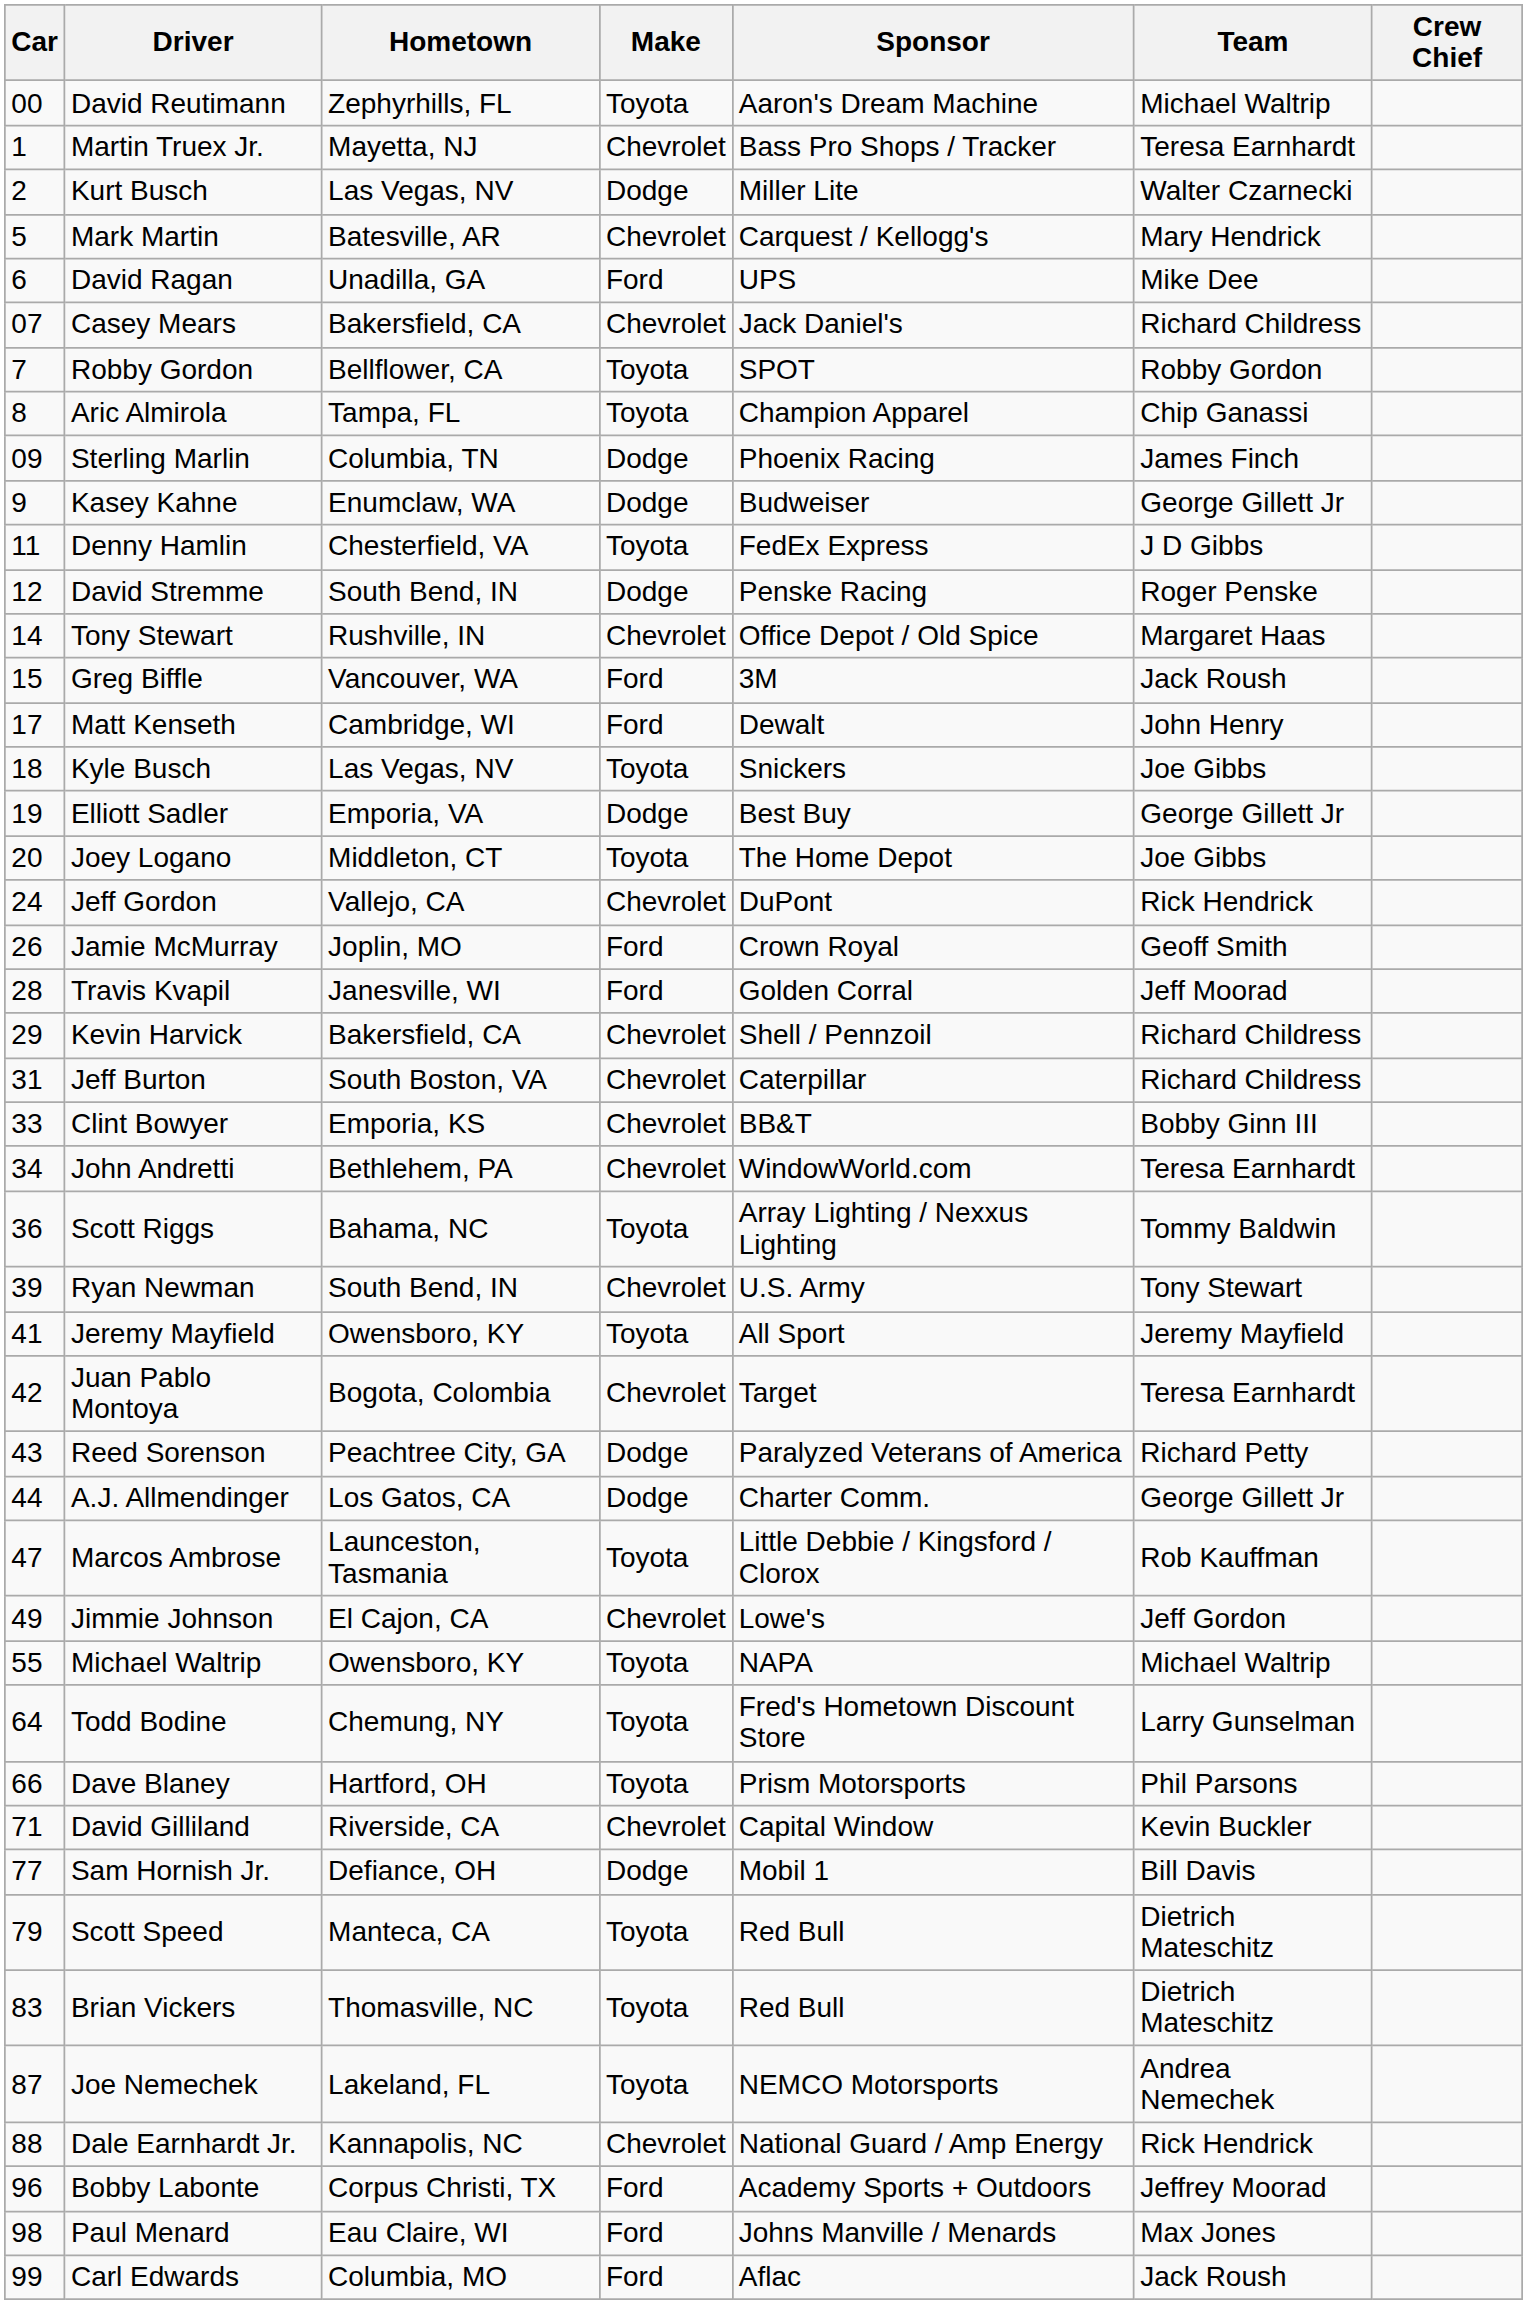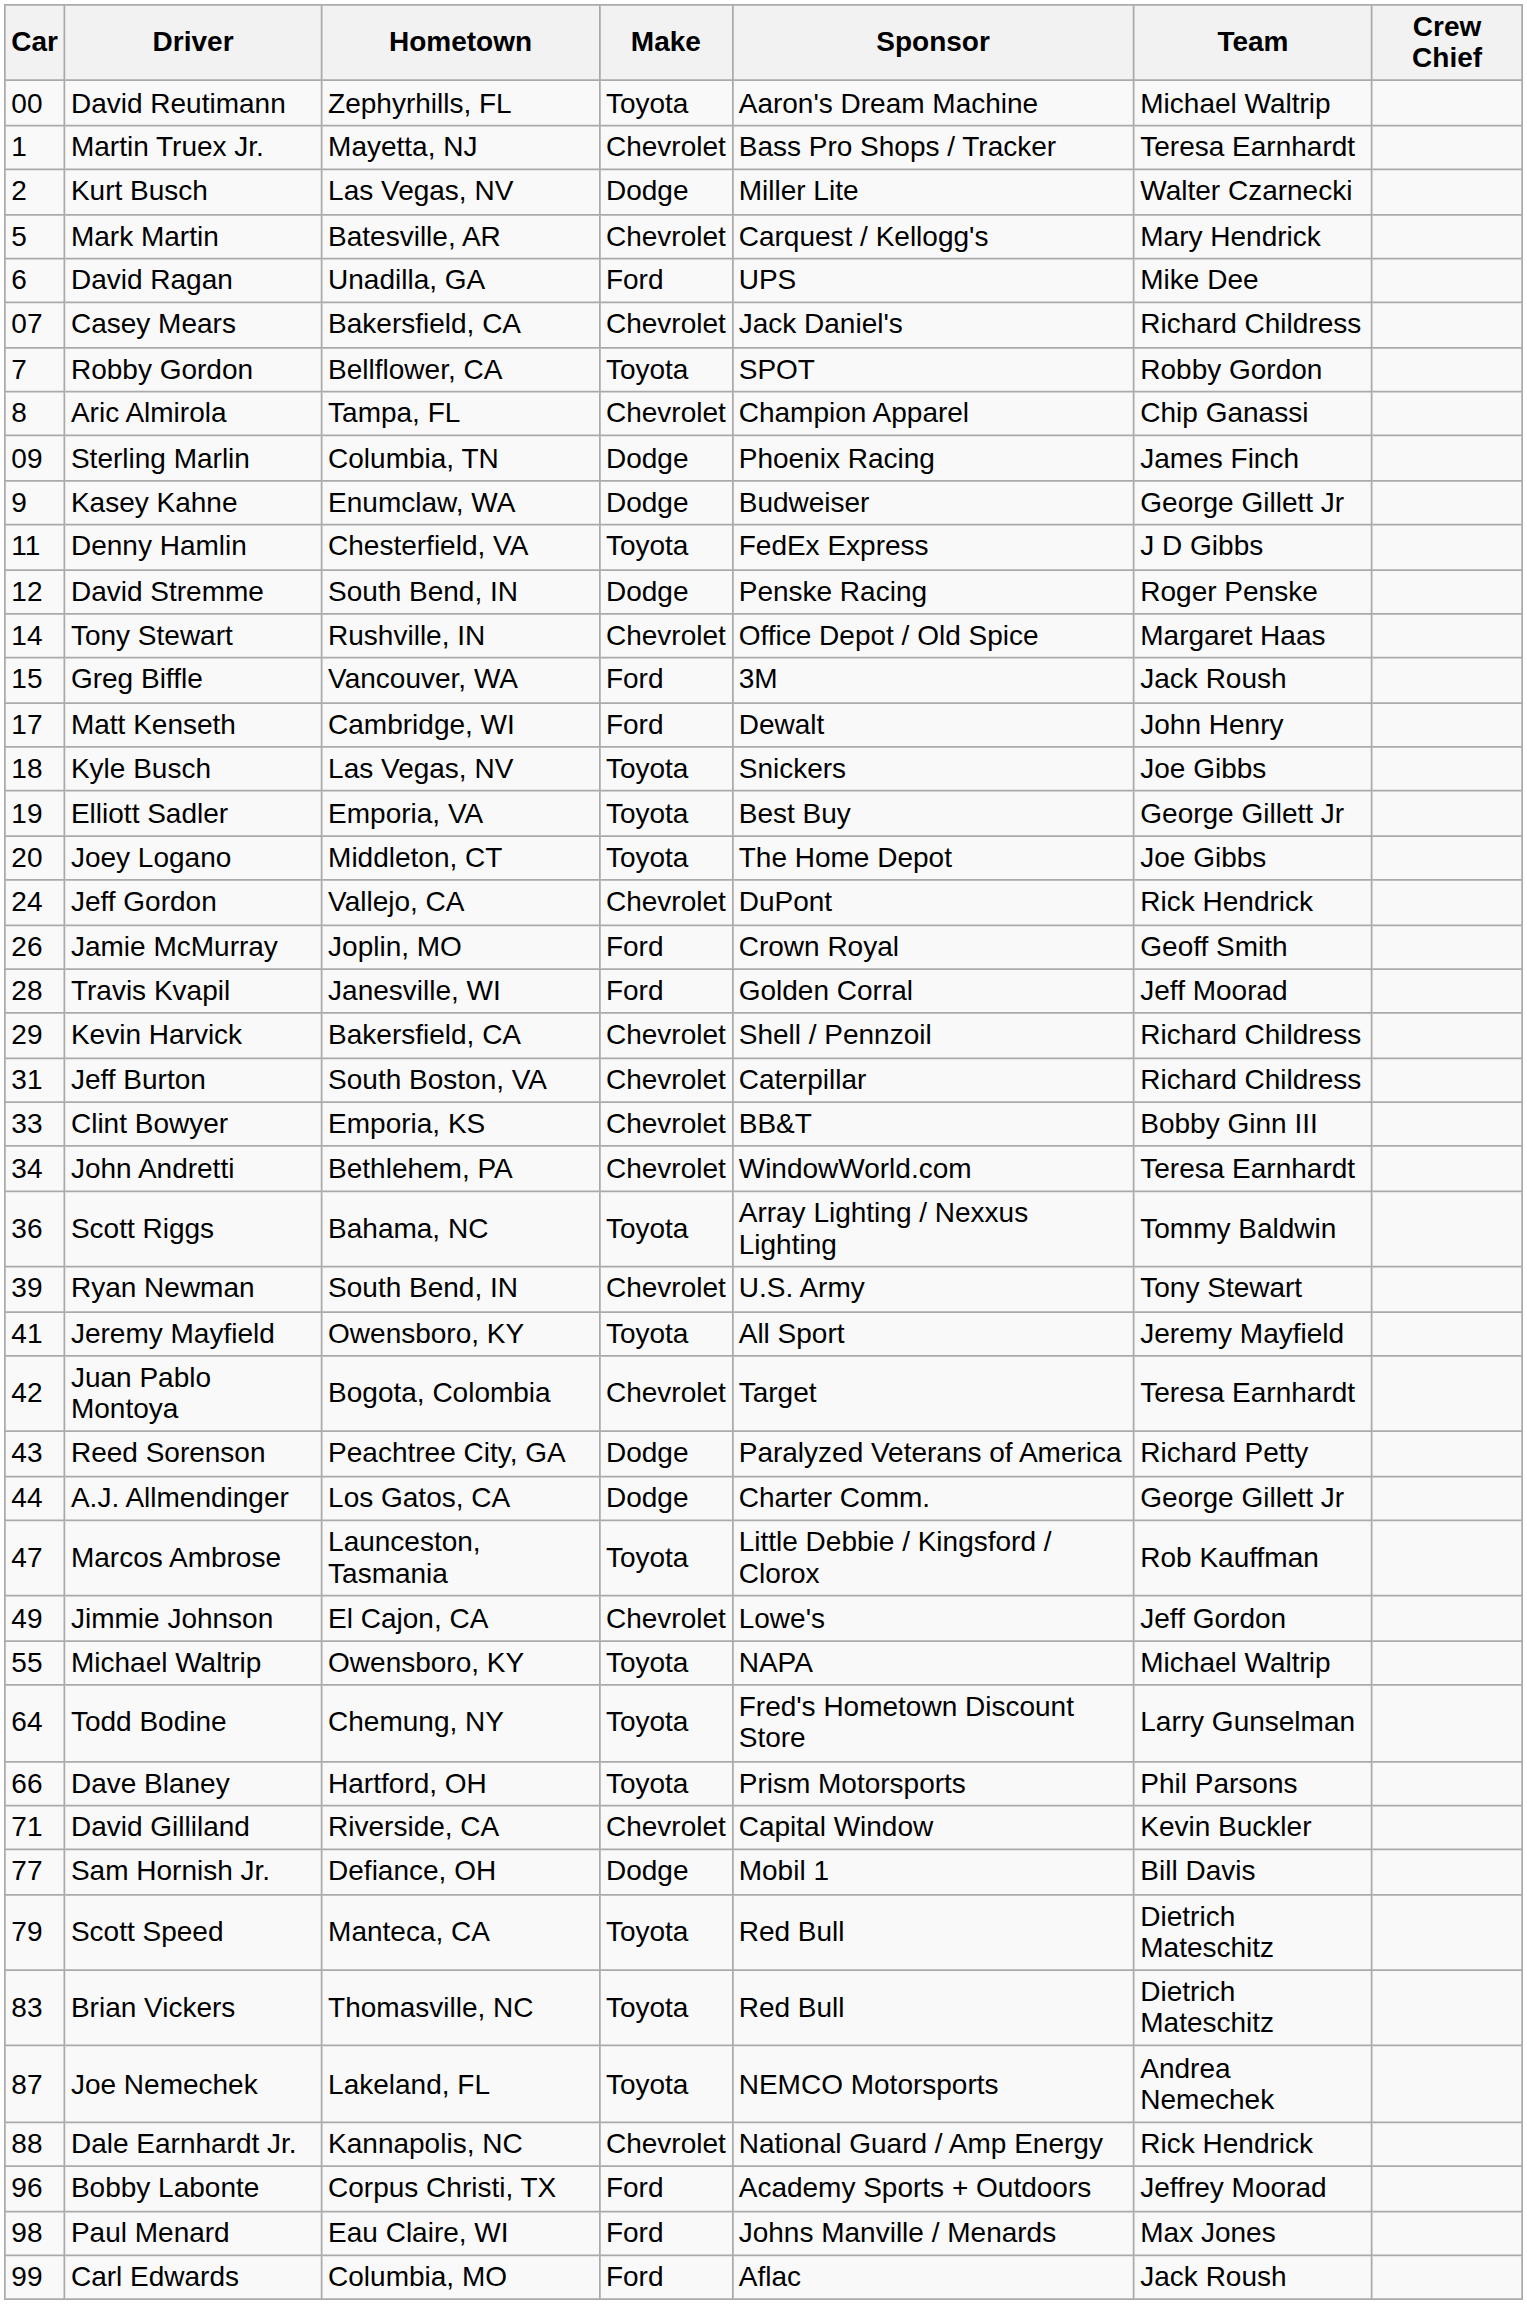(647, 413) Toyota -> (666, 413) Chevrolet
(647, 813) Dodge -> (647, 813) Toyota
